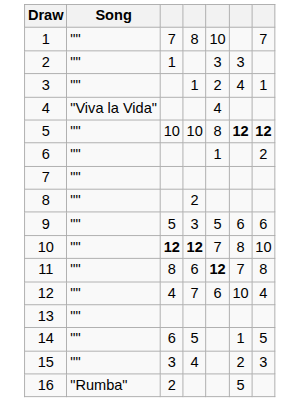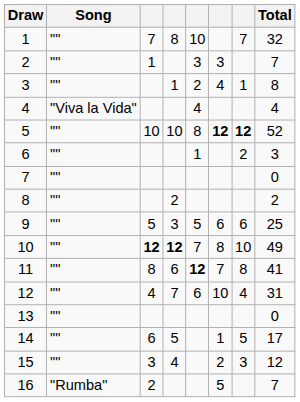+ column: (275, 16)
